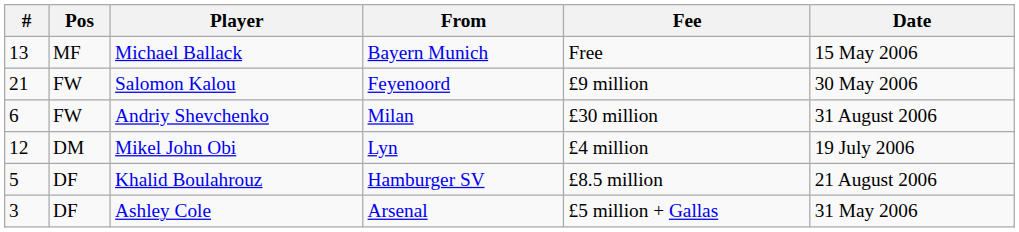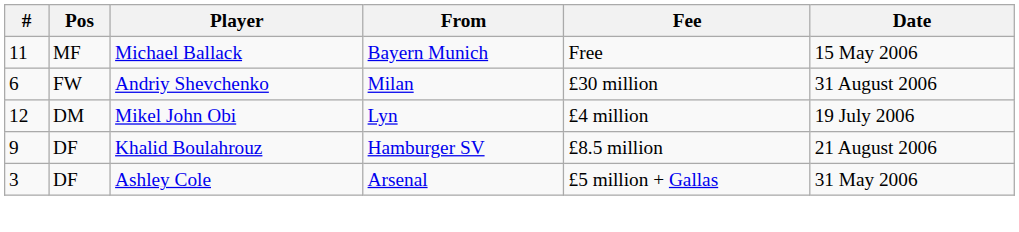(19, 52) 13 -> (18, 52) 11
- row: (175, 84)
(14, 179) 5 -> (14, 147) 9
